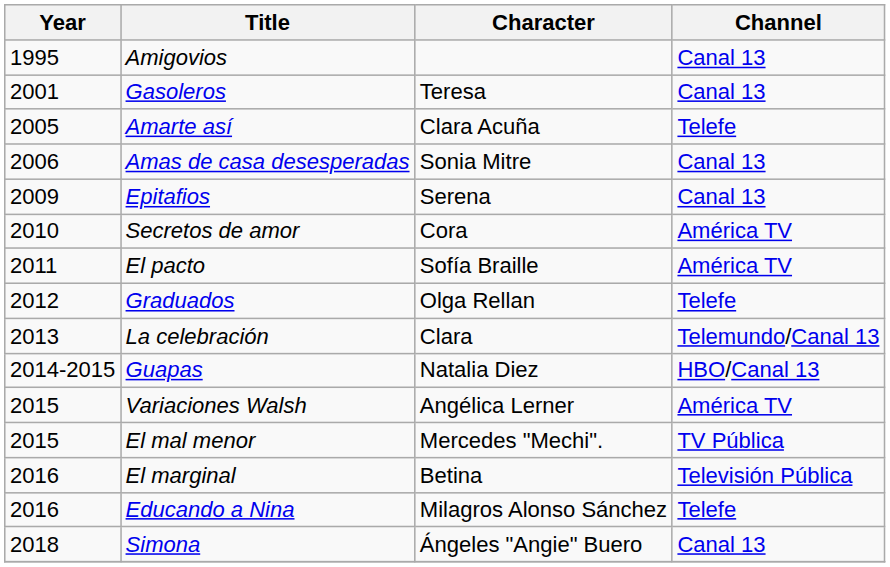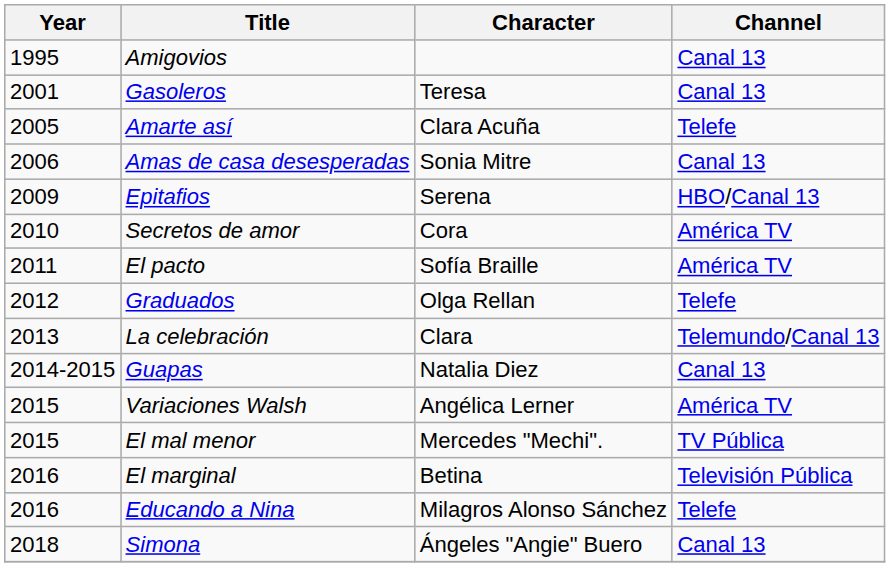(721, 197) Canal 13 -> (748, 197) HBO/Canal 13
(748, 371) HBO/Canal 13 -> (721, 371) Canal 13
